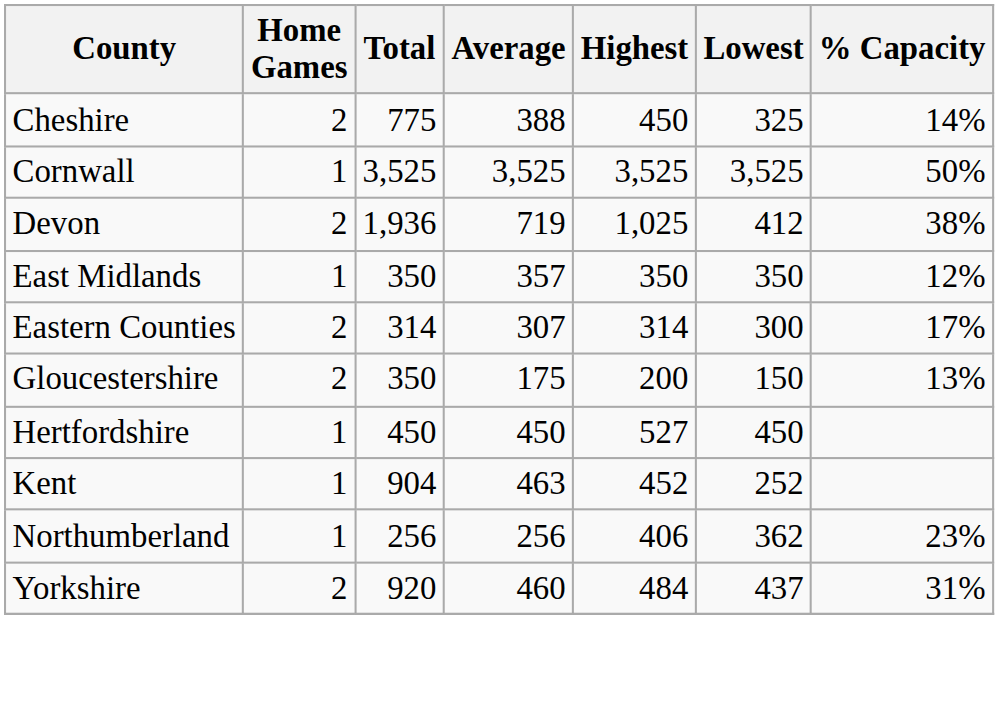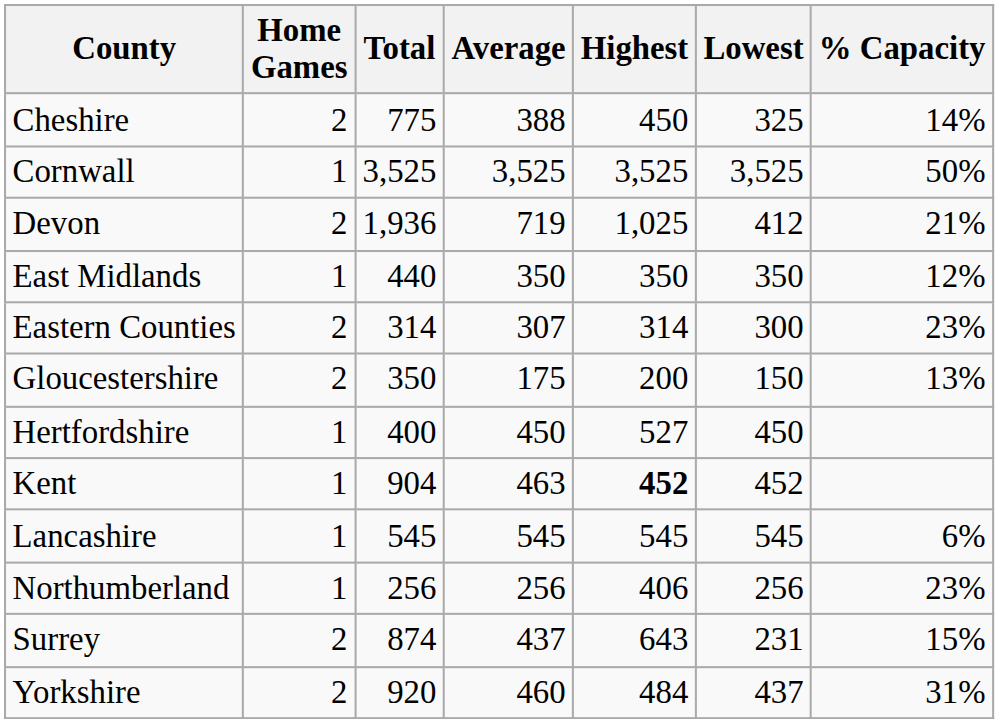(955, 223) 38% -> (955, 223) 21%
(412, 275) 350 -> (412, 275) 440
(541, 275) 357 -> (541, 275) 350
(955, 327) 17% -> (955, 327) 23%
(412, 431) 450 -> (412, 431) 400
(664, 483) normal -> (664, 483) bold
(779, 483) 252 -> (779, 483) 452
+ row: (85, 535)
(779, 535) 362 -> (779, 587) 256
+ row: (56, 639)
